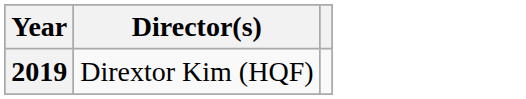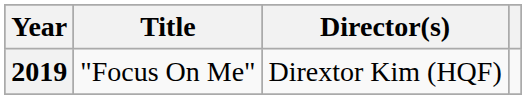+ column: (168, 26)
